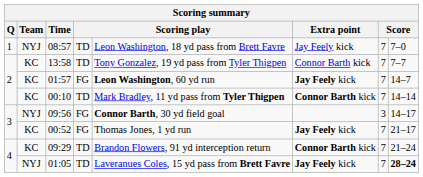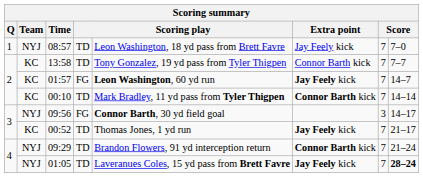(82, 130) FG -> (83, 130) TD
(31, 147) KC -> (31, 147) NYJ
